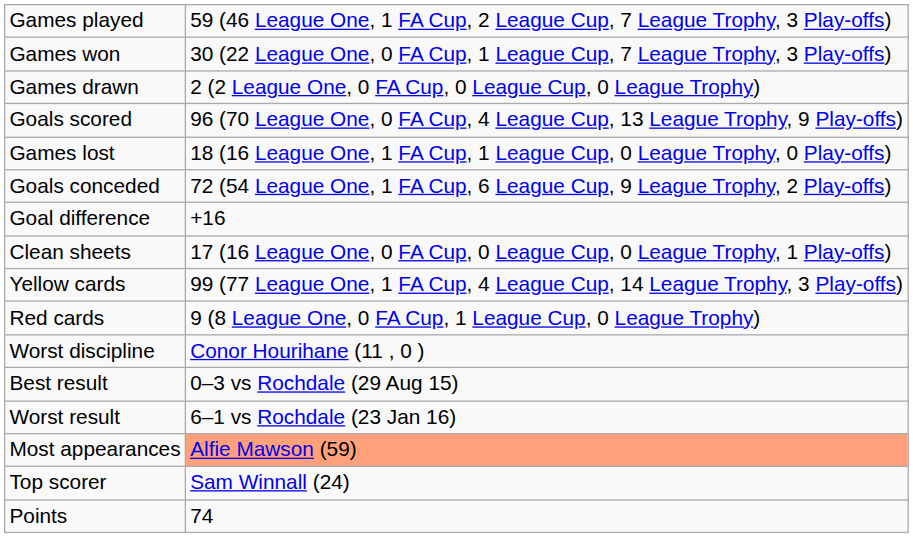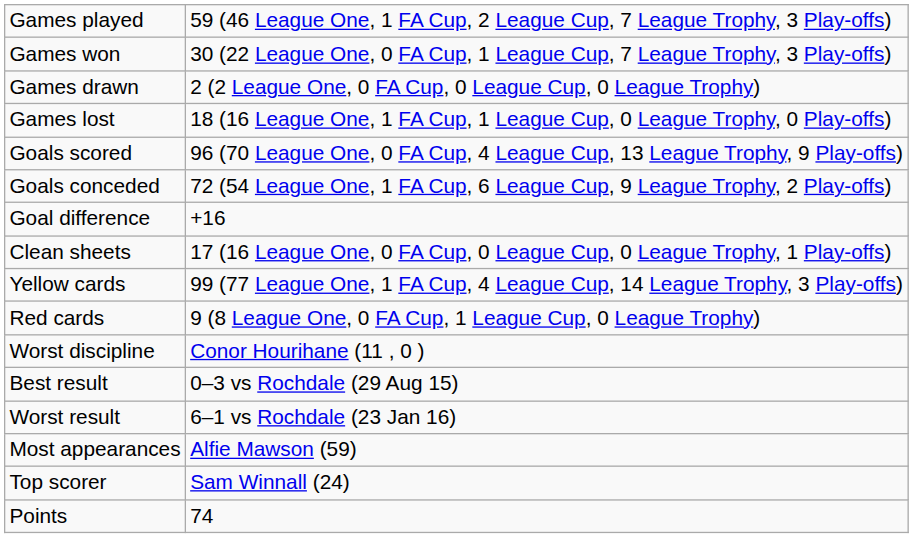rows swapped: (62, 152) <-> (71, 119)
(273, 449) lightsalmon background -> (273, 449) no background
